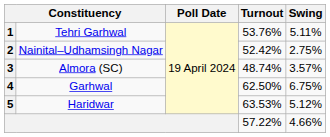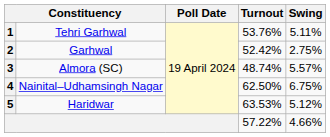(91, 50) Nainital–Udhamsingh Nagar -> (91, 50) Garhwal
(306, 68) 3.57% -> (306, 68) 5.57%
(91, 86) Garhwal -> (91, 86) Nainital–Udhamsingh Nagar
